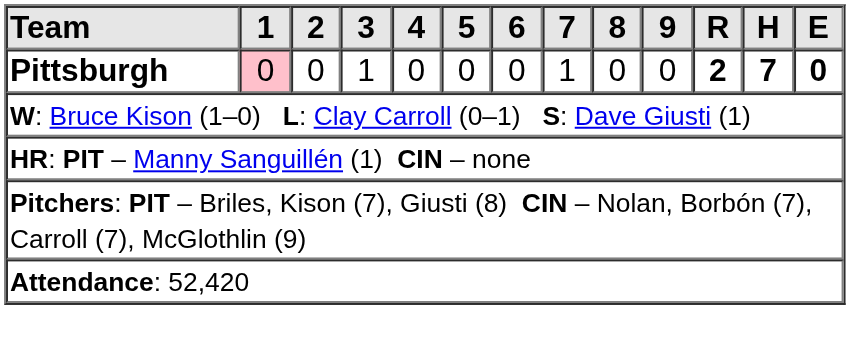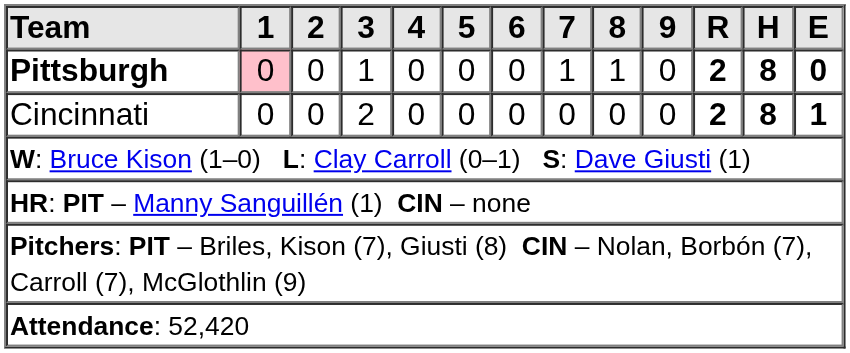(617, 70) 0 -> (617, 70) 1
(768, 70) 7 -> (768, 70) 8
+ row: (80, 114)
